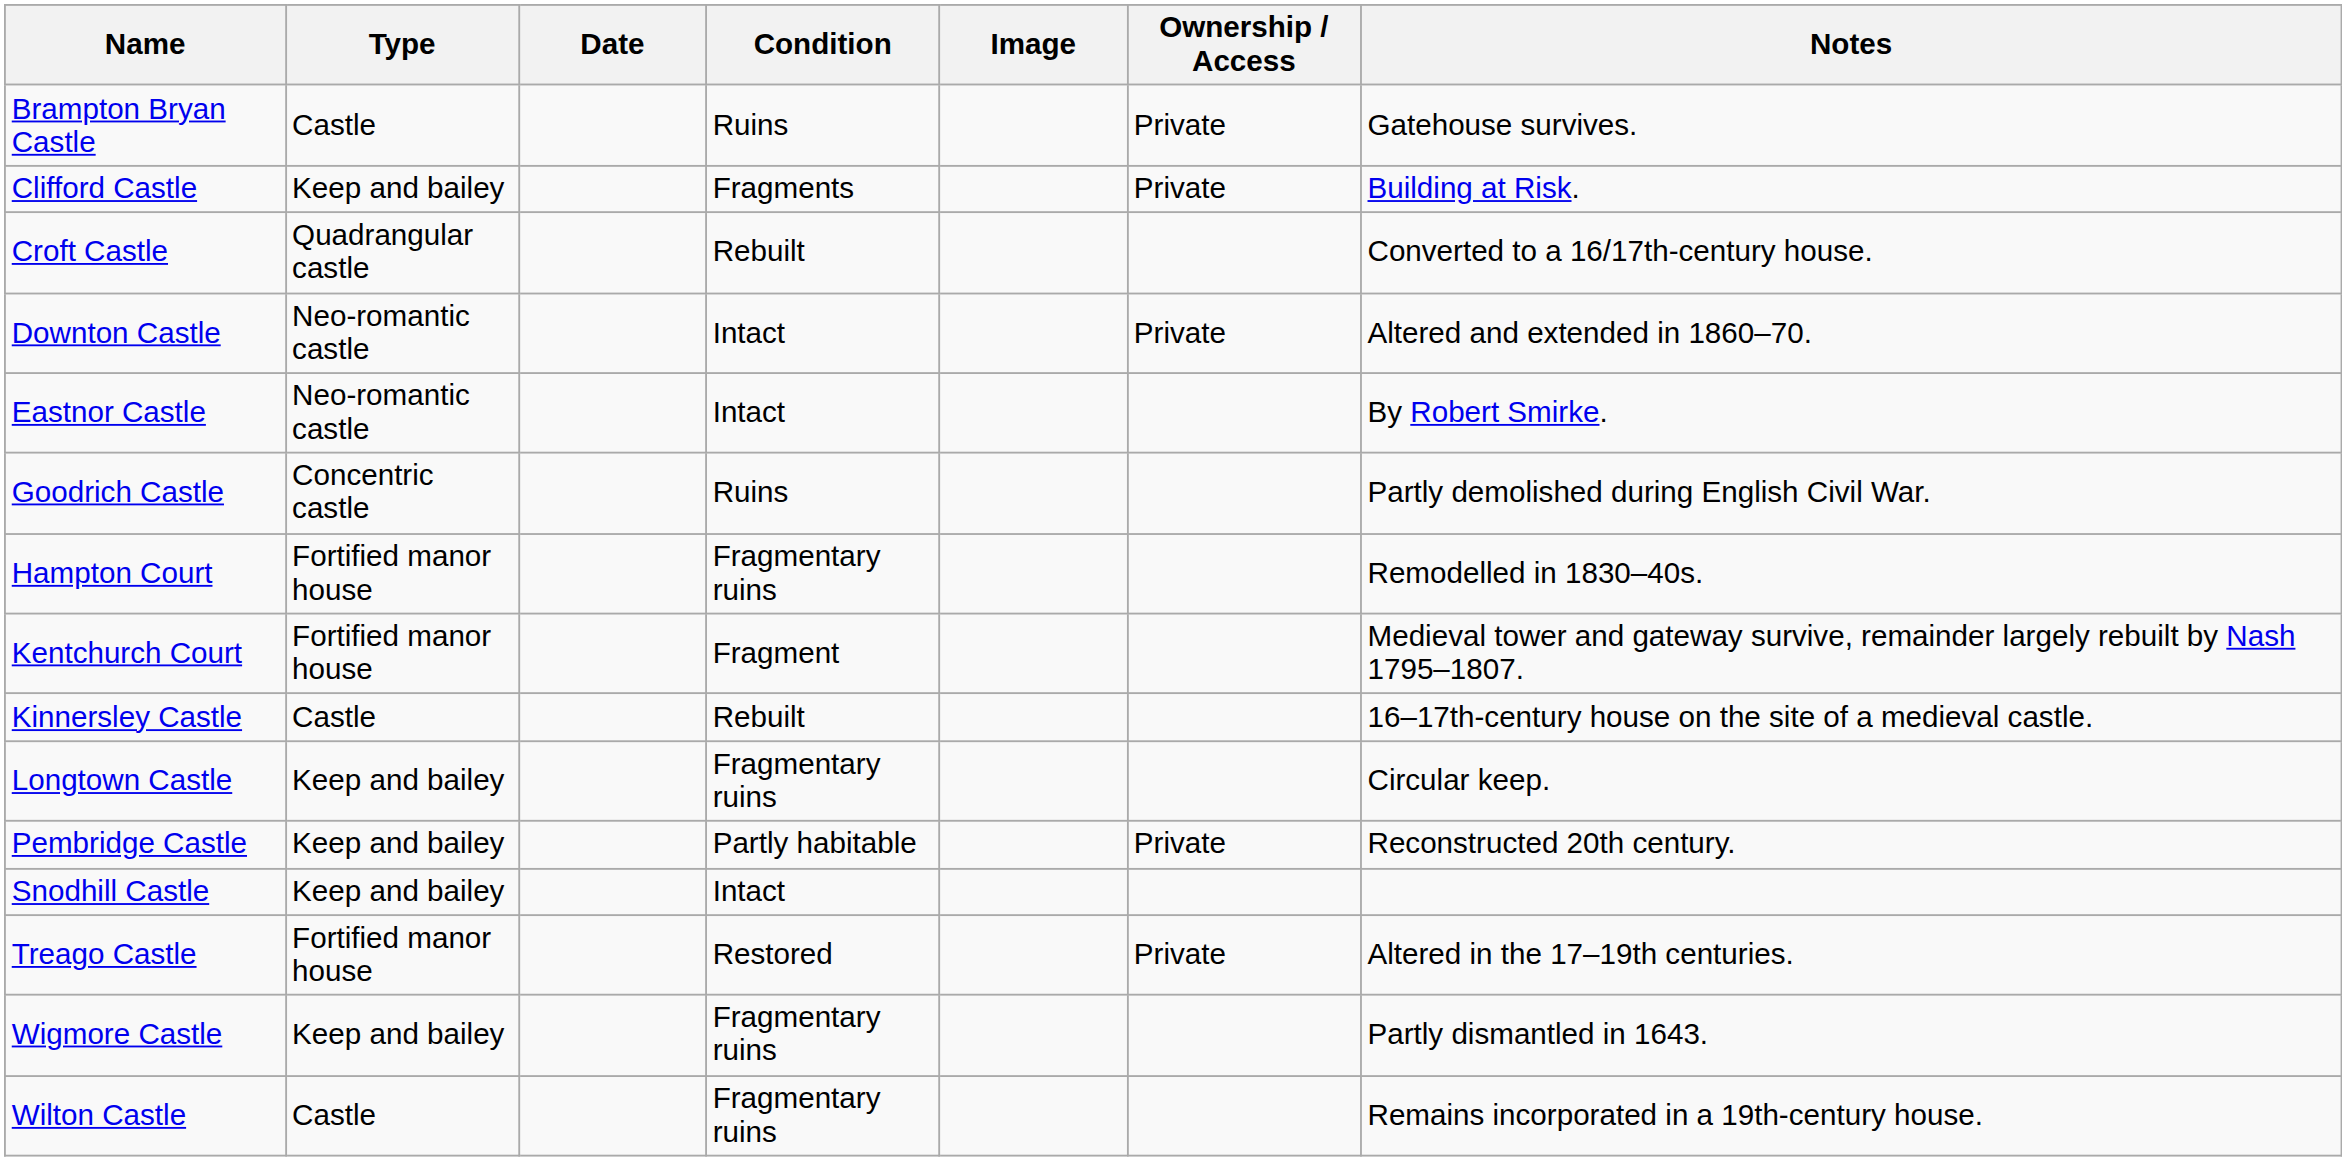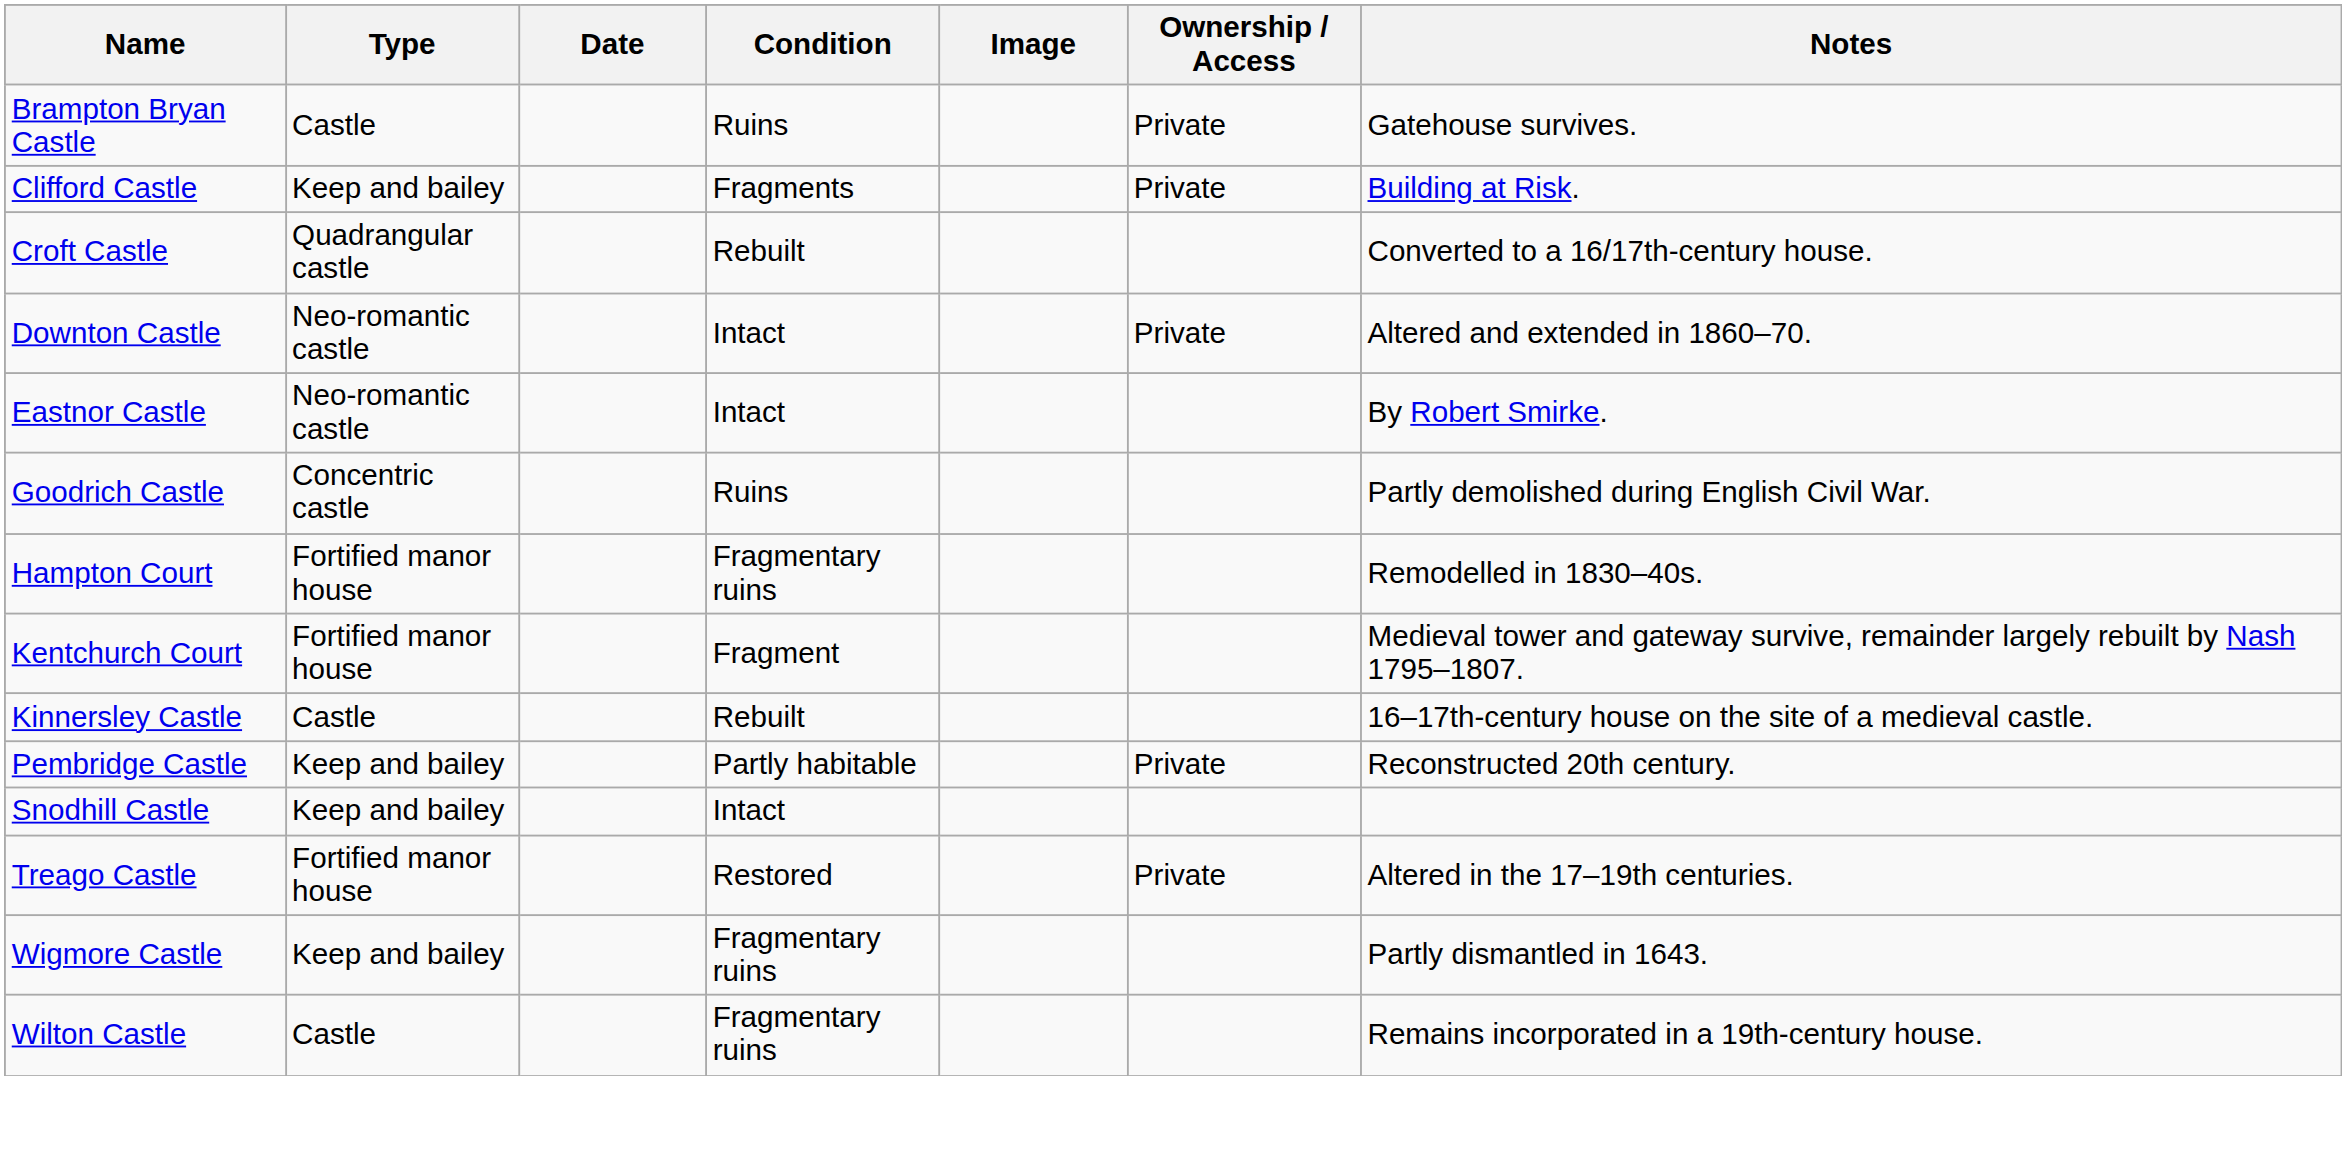- row: (122, 780)
